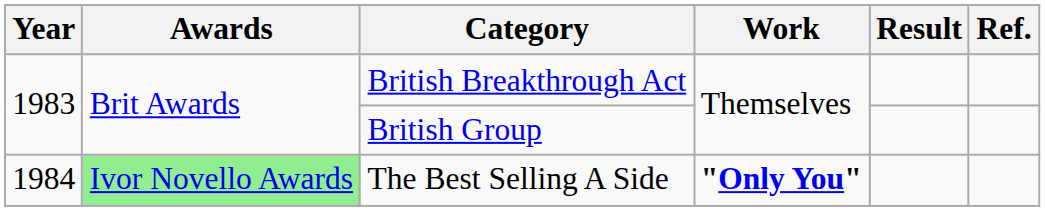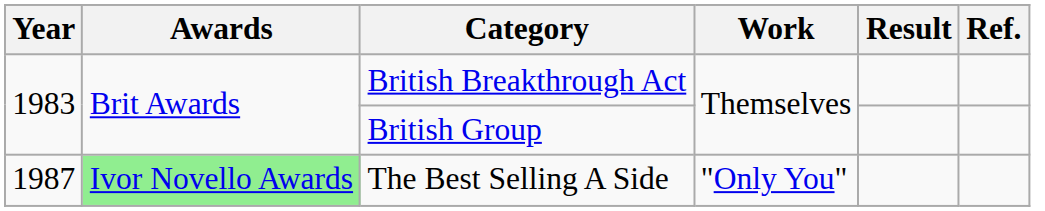(44, 179) 1984 -> (44, 179) 1987
(781, 179) bold -> (774, 179) normal
